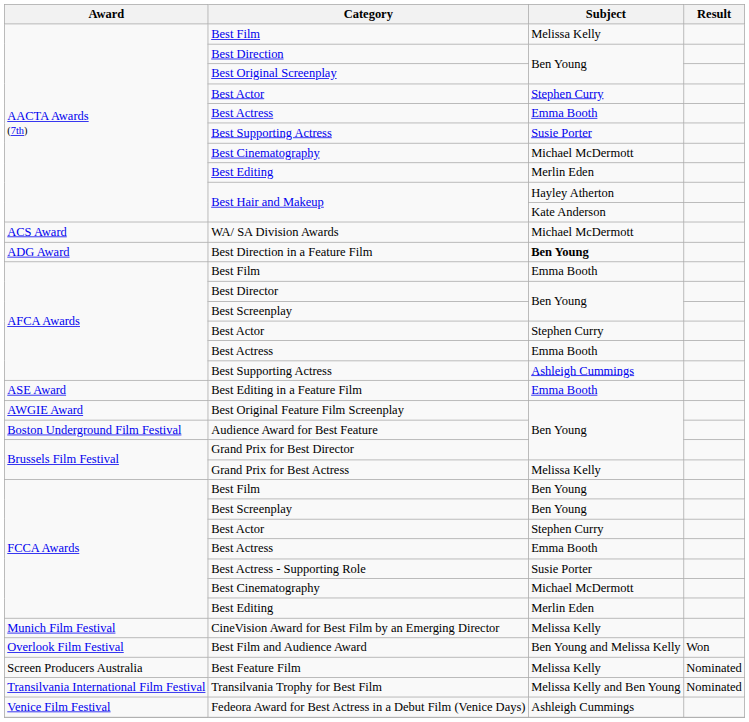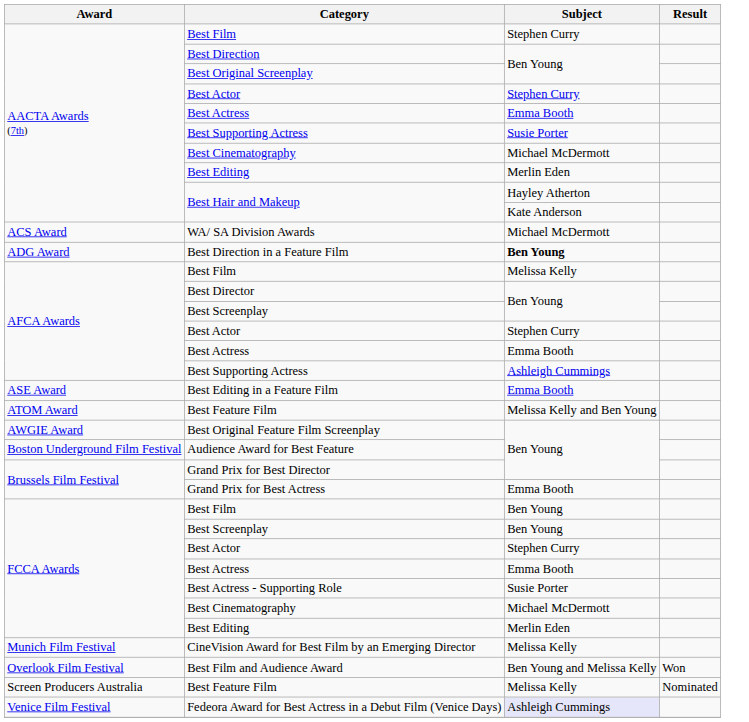(566, 34) Melissa Kelly -> (543, 34) Stephen Curry
(564, 271) Emma Booth -> (542, 271) Melissa Kelly
+ row: (42, 410)
(566, 469) Melissa Kelly -> (540, 489) Emma Booth
- row: (106, 687)
(583, 707) no background -> (559, 707) lavender background
